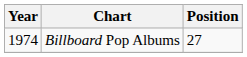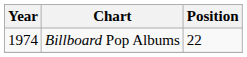(194, 40) 27 -> (194, 40) 22
